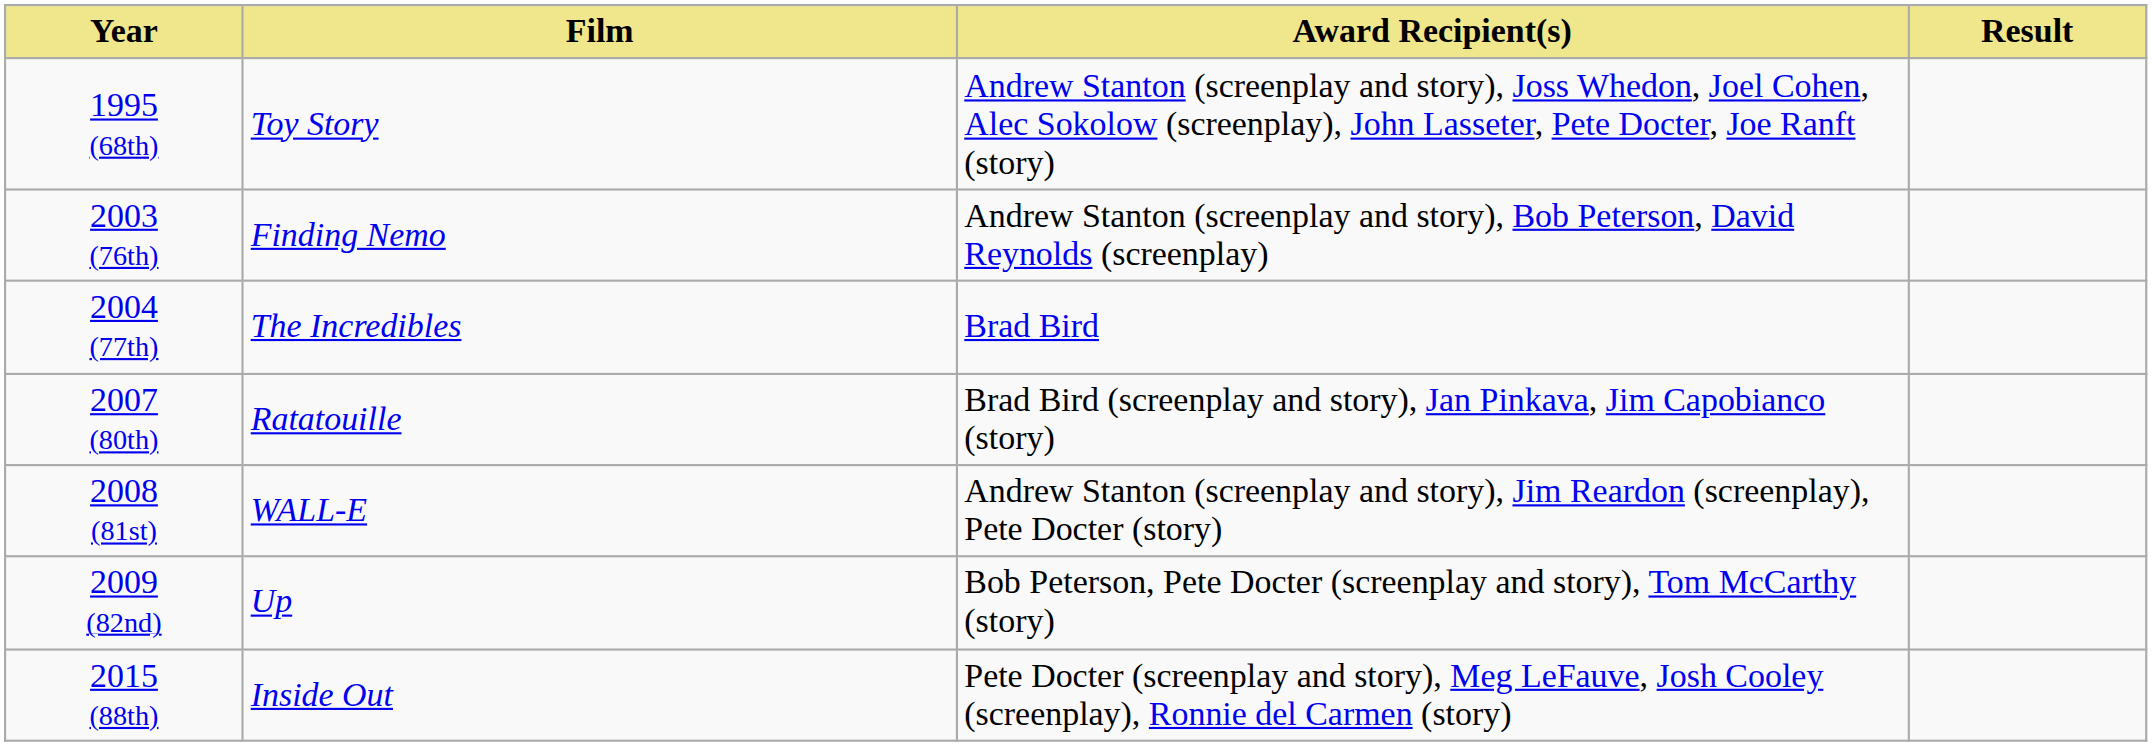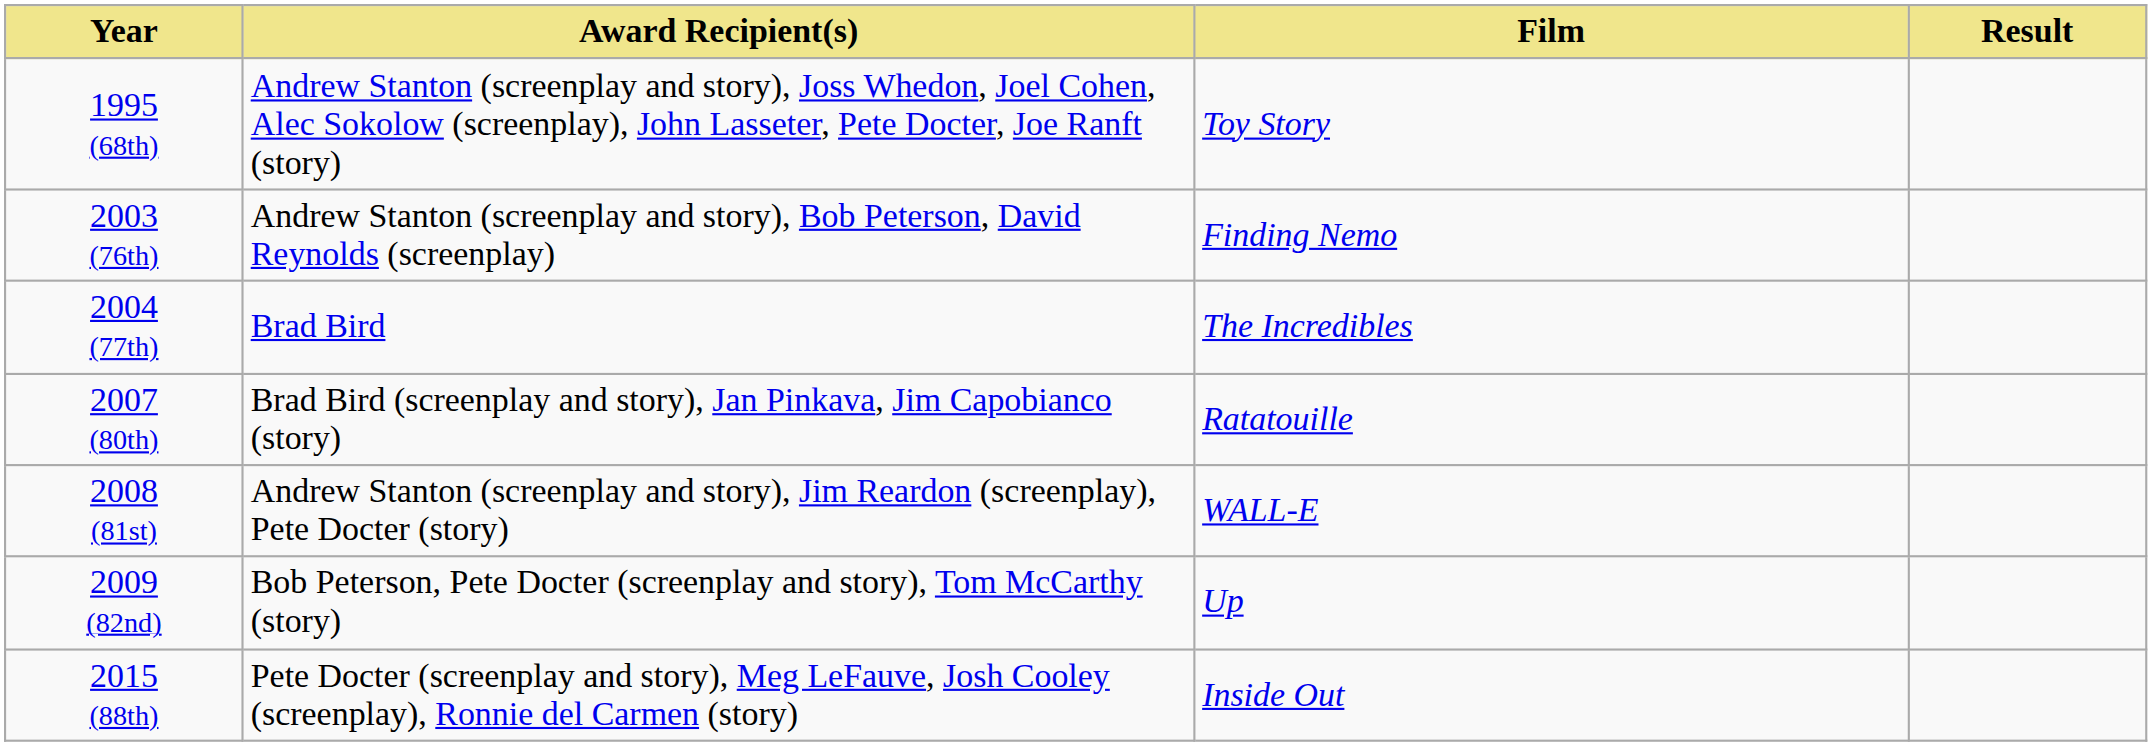columns swapped: (600, 31) <-> (1432, 31)
